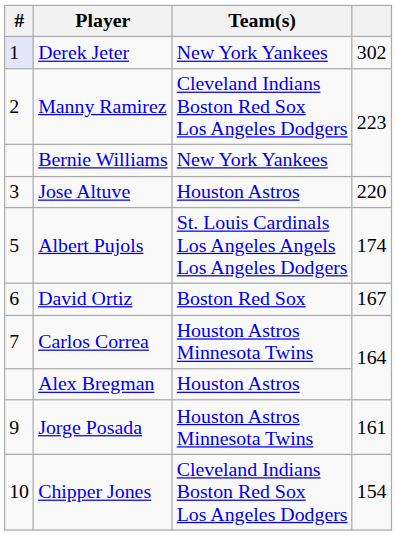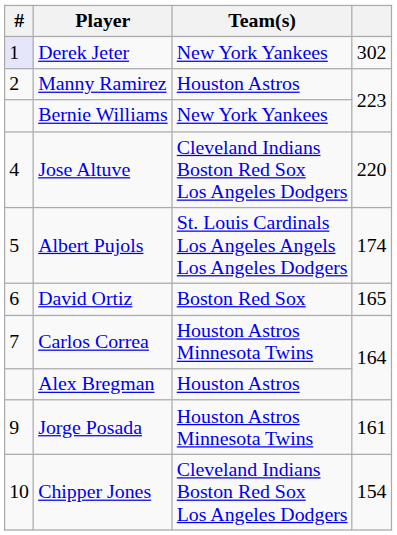(262, 106) Cleveland Indians Boston Red Sox Los Angeles Dodgers -> (238, 84) Houston Astros
(14, 191) 3 -> (14, 169) 4
(238, 191) Houston Astros -> (262, 169) Cleveland Indians Boston Red Sox Los Angeles Dodgers
(372, 299) 167 -> (372, 299) 165
